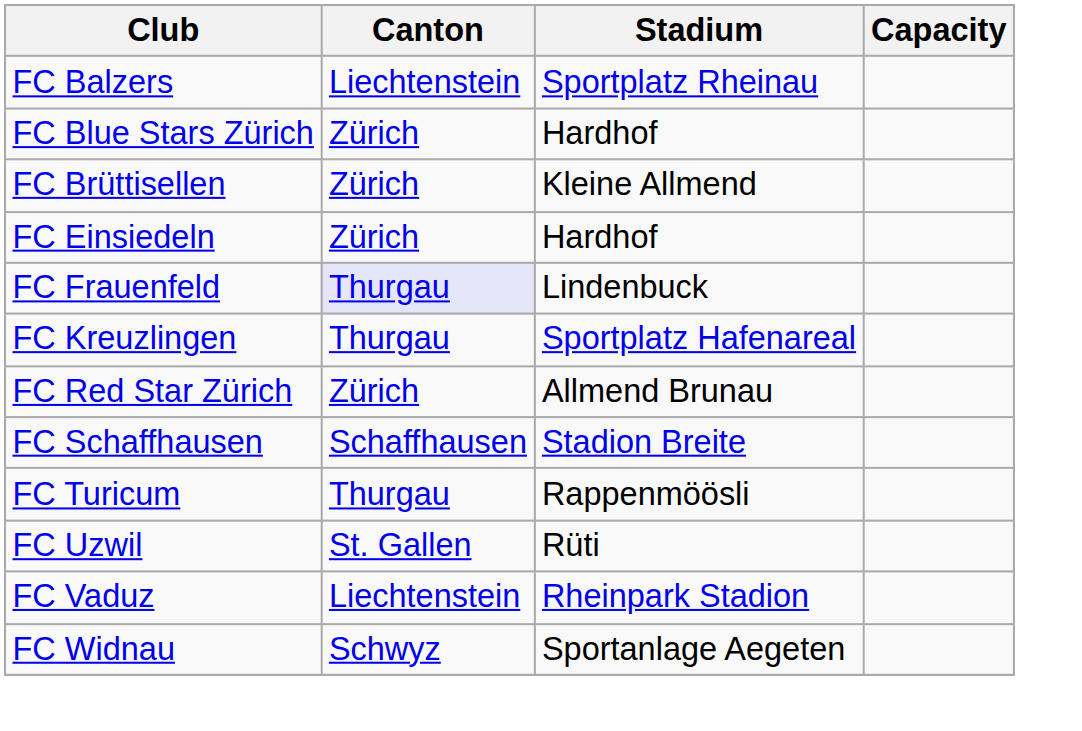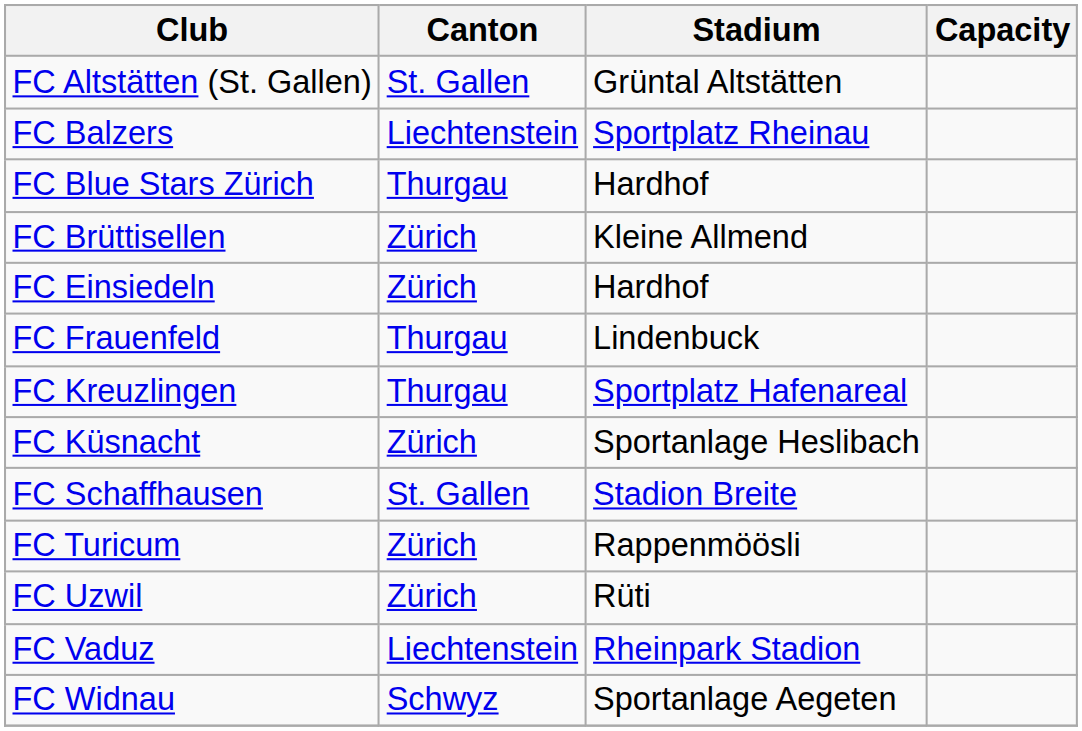+ row: (192, 81)
(374, 133) Zürich -> (447, 184) Thurgau
(389, 287) lavender background -> (447, 339) no background
+ row: (106, 442)
- row: (152, 390)
(428, 442) Schaffhausen -> (458, 493) St. Gallen
(389, 493) Thurgau -> (432, 545) Zürich
(400, 545) St. Gallen -> (432, 596) Zürich
